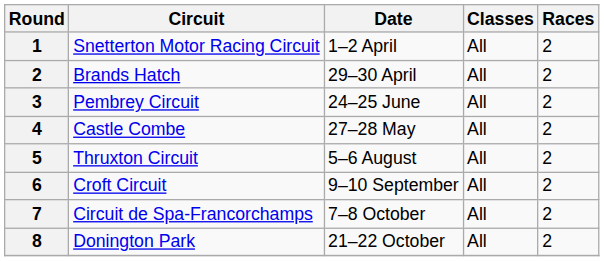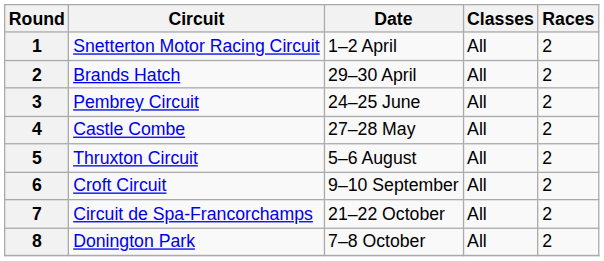(377, 213) 7–8 October -> (387, 213) 21–22 October
(387, 241) 21–22 October -> (377, 241) 7–8 October
